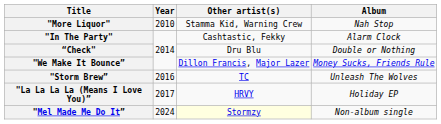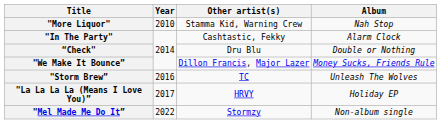(165, 112) 2024 -> (165, 112) 2022
(244, 112) lightyellow background -> (244, 112) no background
